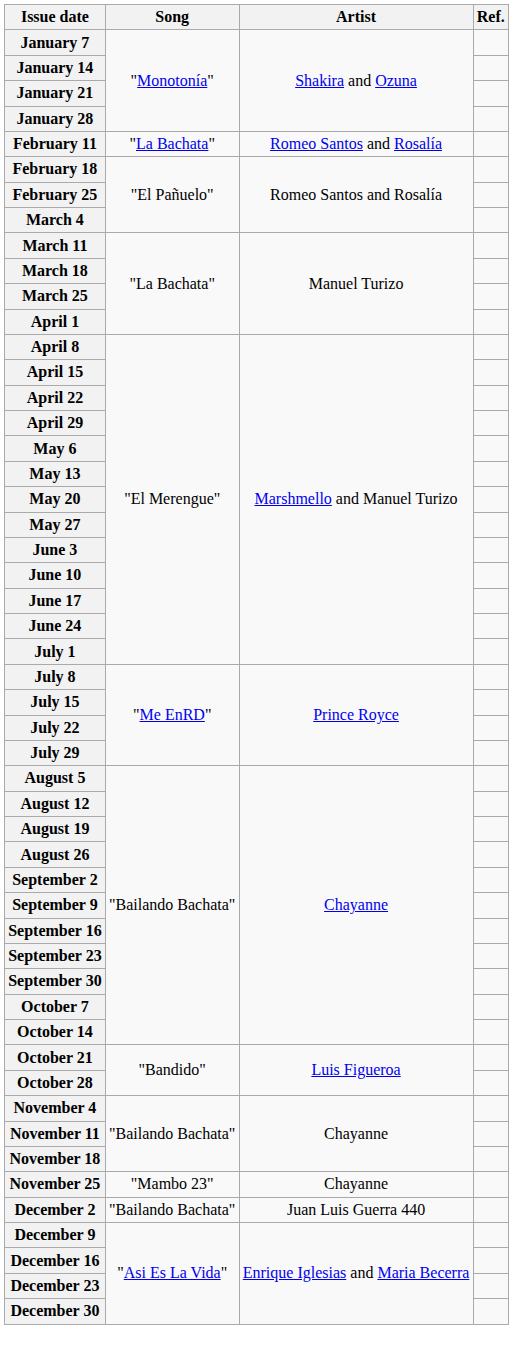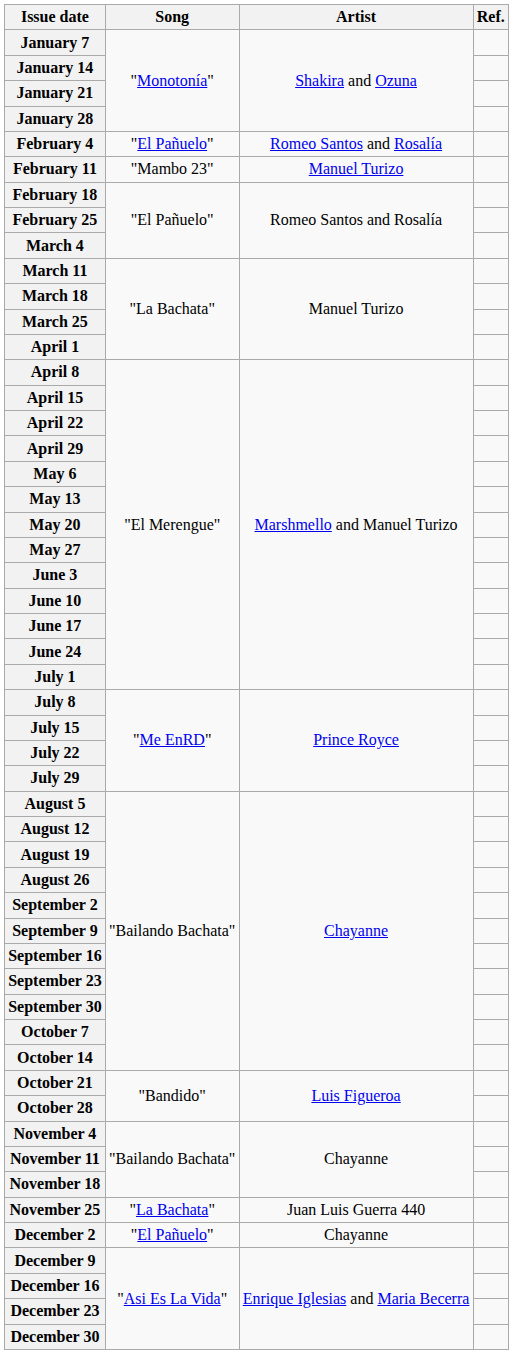+ row: (55, 144)
(172, 144) "La Bachata" -> (172, 169) "Mambo 23"
(356, 144) Romeo Santos and Rosalía -> (356, 169) Manuel Turizo
(172, 1184) "Mambo 23" -> (172, 1209) "La Bachata"
(356, 1184) Chayanne -> (356, 1209) Juan Luis Guerra 440
(172, 1209) "Bailando Bachata" -> (172, 1235) "El Pañuelo"
(356, 1209) Juan Luis Guerra 440 -> (356, 1235) Chayanne
